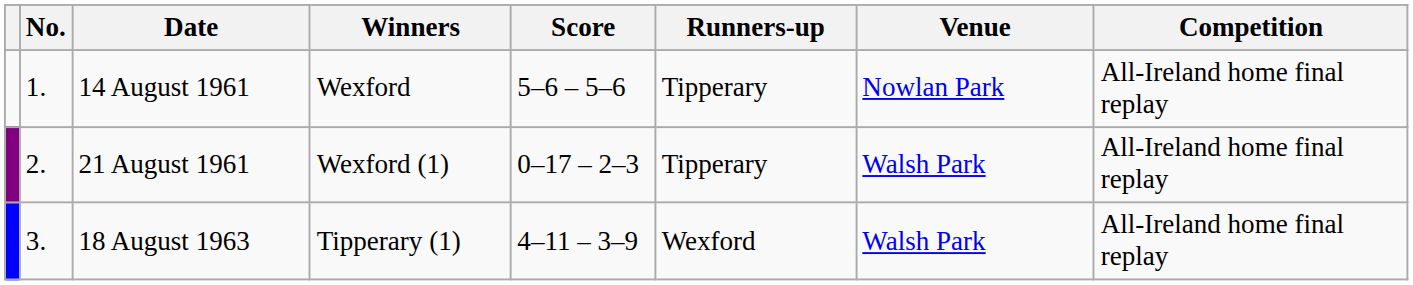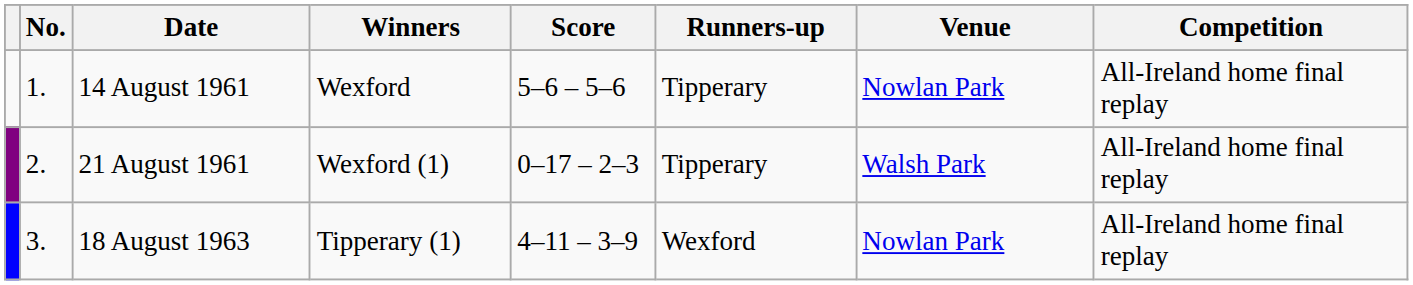(924, 241) Walsh Park -> (933, 241) Nowlan Park
